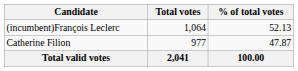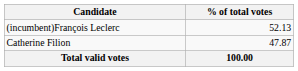- column: (178, 12)
